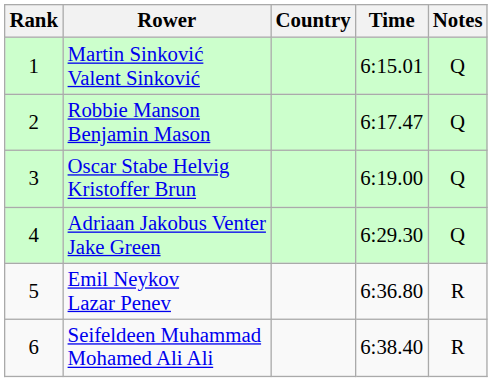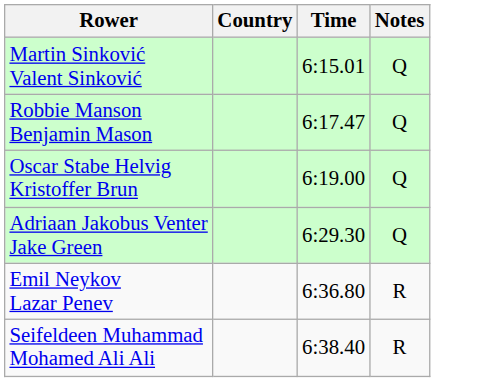- column: (34, 20)
